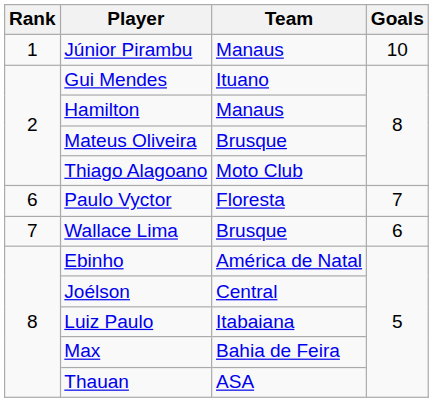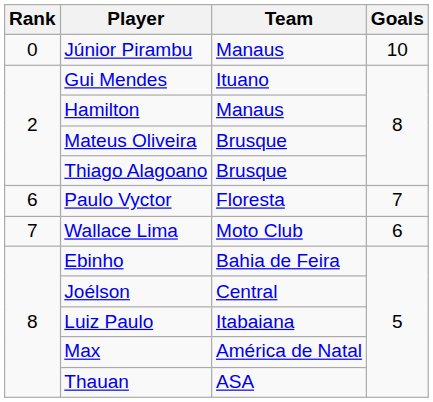(32, 49) 1 -> (32, 49) 0
(259, 170) Moto Club -> (251, 170) Brusque
(251, 230) Brusque -> (259, 230) Moto Club
(289, 261) América de Natal -> (278, 261) Bahia de Feira
(278, 351) Bahia de Feira -> (289, 351) América de Natal
